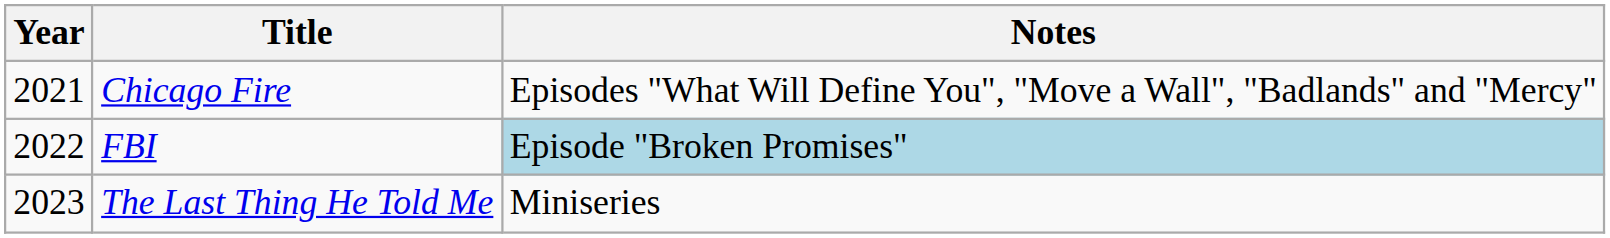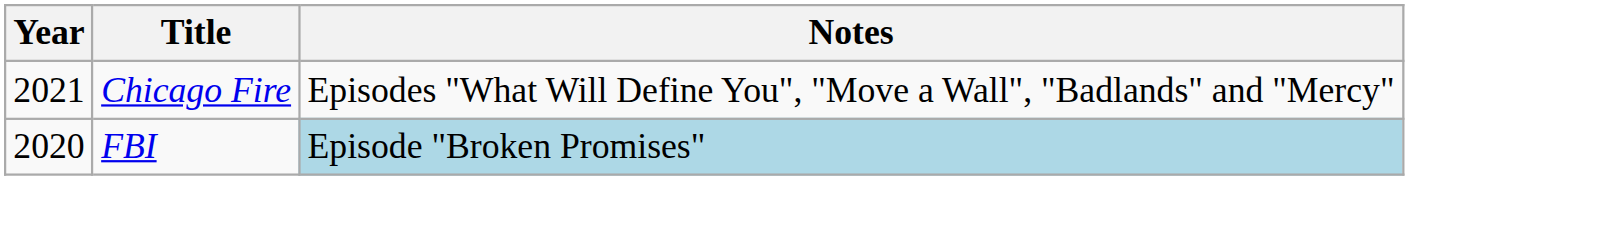(49, 145) 2022 -> (49, 145) 2020
- row: (297, 202)
